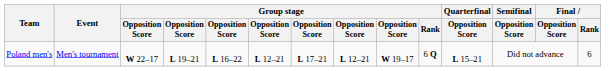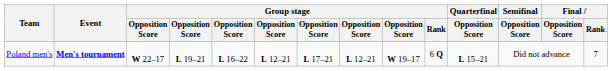(87, 54) normal -> (90, 54) bold
(589, 54) 6 -> (596, 54) 7
